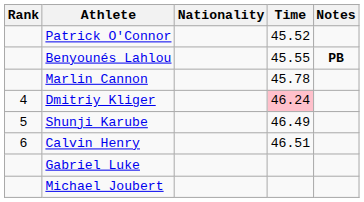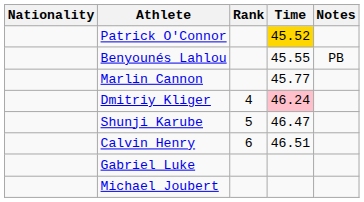columns swapped: (23, 15) <-> (221, 15)
(290, 37) no background -> (290, 37) gold background
(336, 58) bold -> (336, 58) normal
(290, 79) 45.78 -> (290, 79) 45.77
(290, 122) 46.49 -> (290, 122) 46.47
